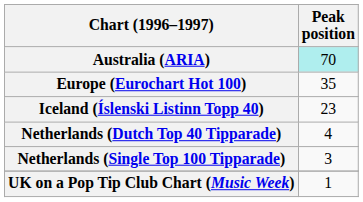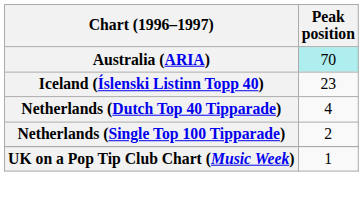- row: (151, 84)
(328, 158) 3 -> (328, 134) 2
